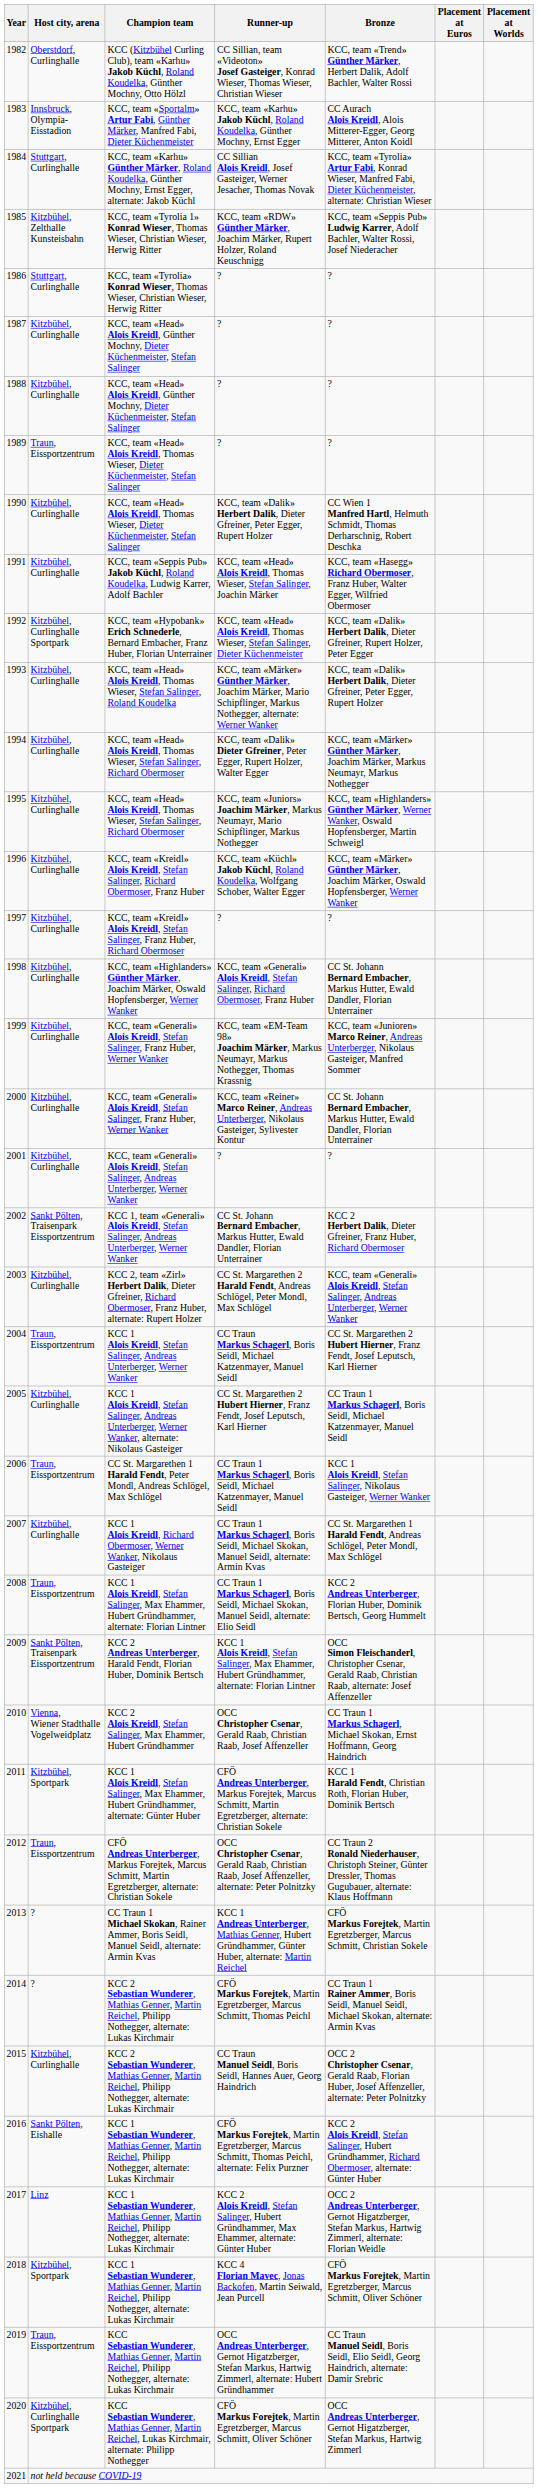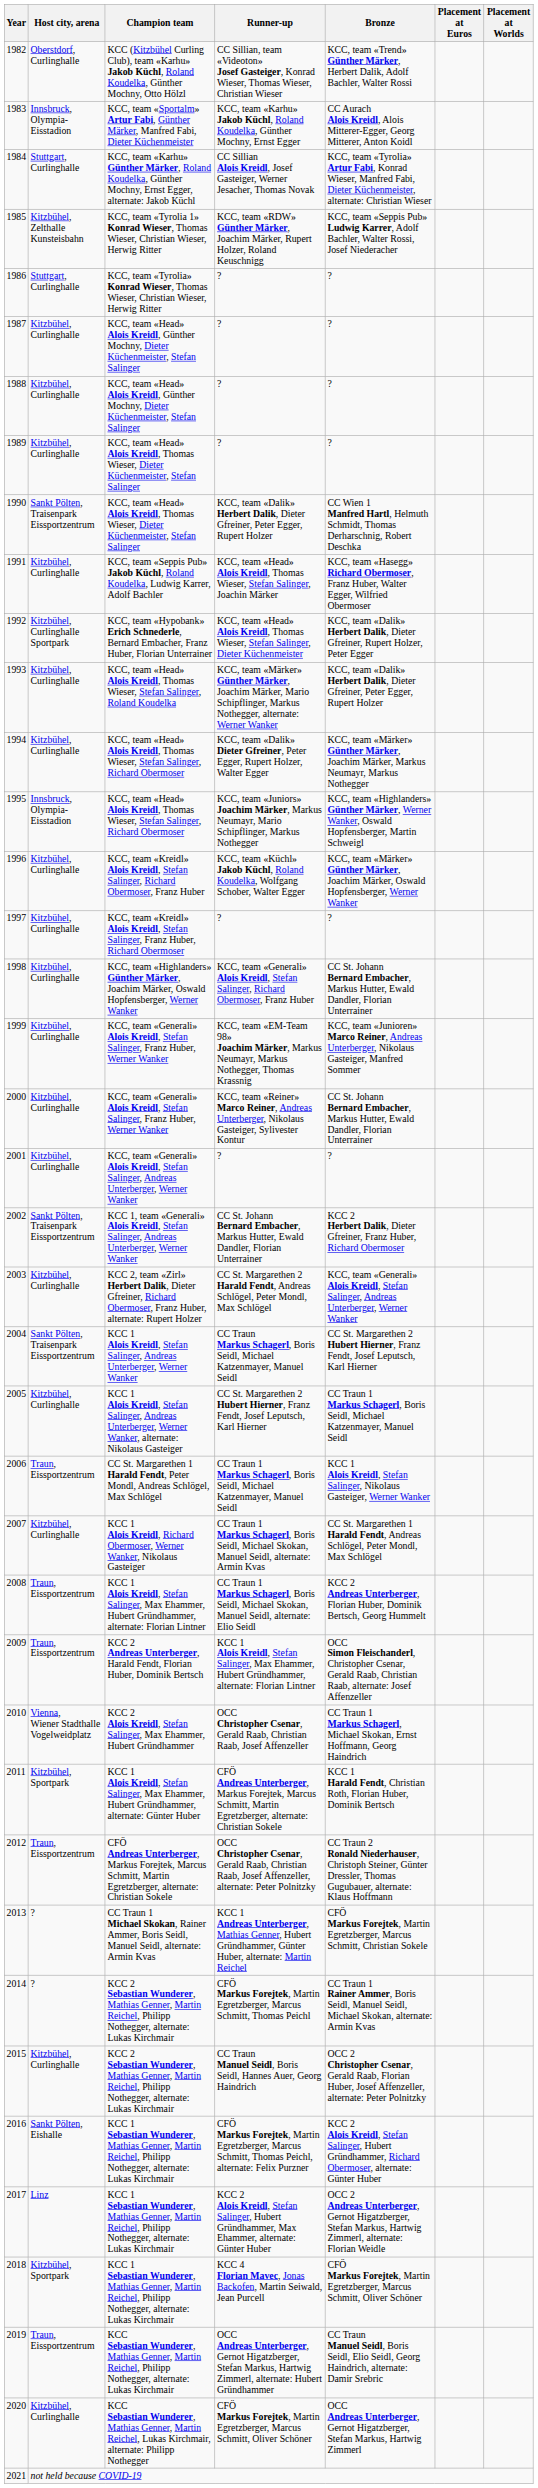(63, 448) Traun, Eissportzentrum -> (55, 448) Kitzbühel, Curlinghalle
(55, 508) Kitzbühel, Curlinghalle -> (63, 513) Sankt Pölten, Traisenpark Eissportzentrum
(55, 805) Kitzbühel, Curlinghalle -> (51, 810) Innsbruck, Olympia-Eisstadion
(63, 1339) Traun, Eissportzentrum -> (63, 1345) Sankt Pölten, Traisenpark Eissportzentrum
(63, 1653) Sankt Pölten, Traisenpark Eissportzentrum -> (63, 1647) Traun, Eissportzentrum
(55, 2416) Kitzbühel, Curlinghalle Sportpark -> (55, 2411) Kitzbühel, Curlinghalle
